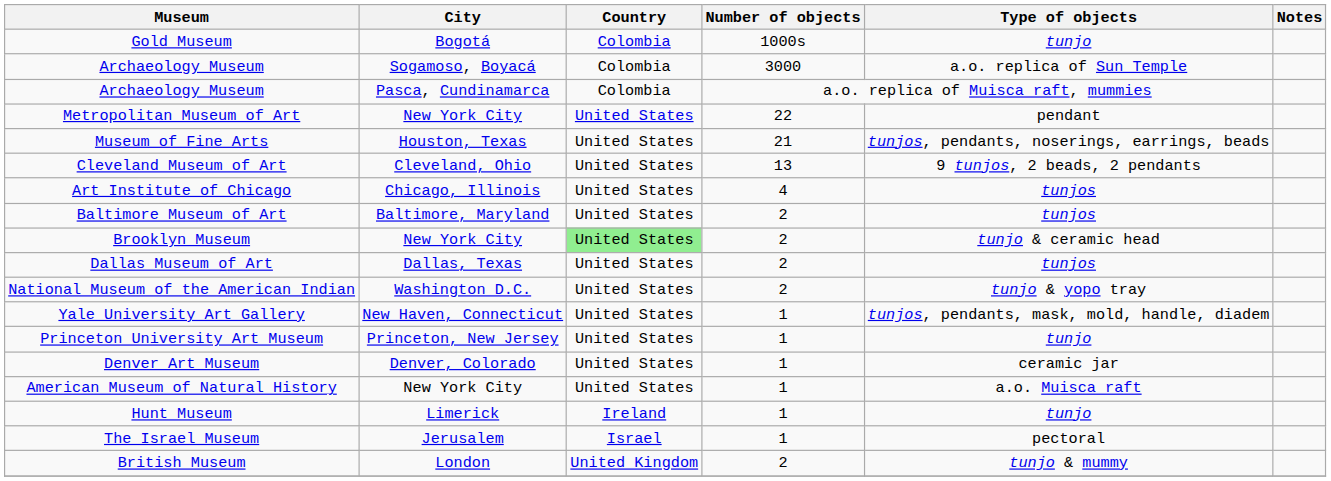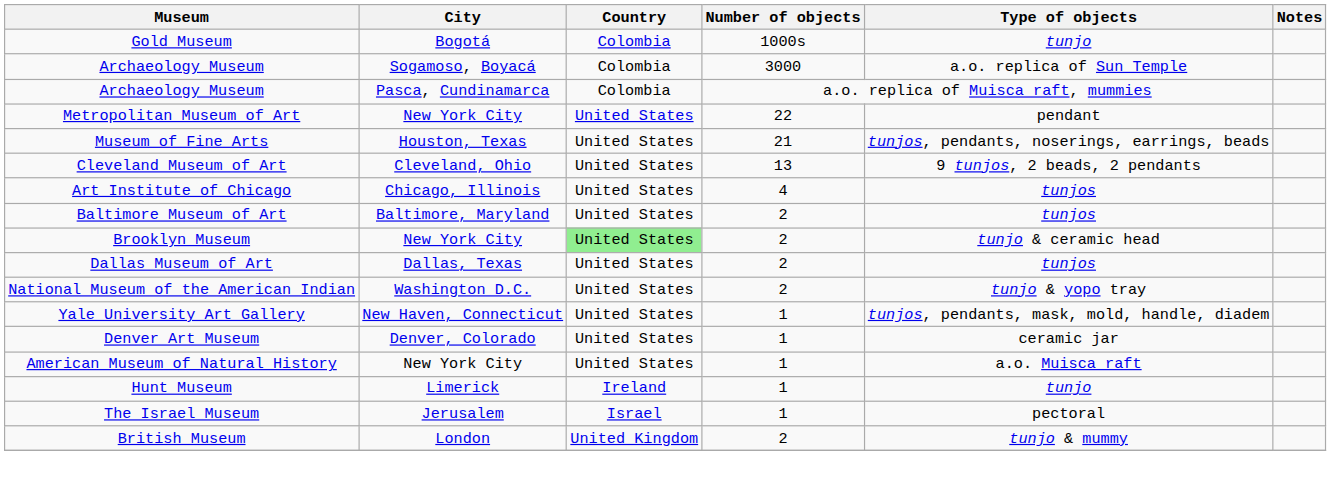- row: (182, 339)
